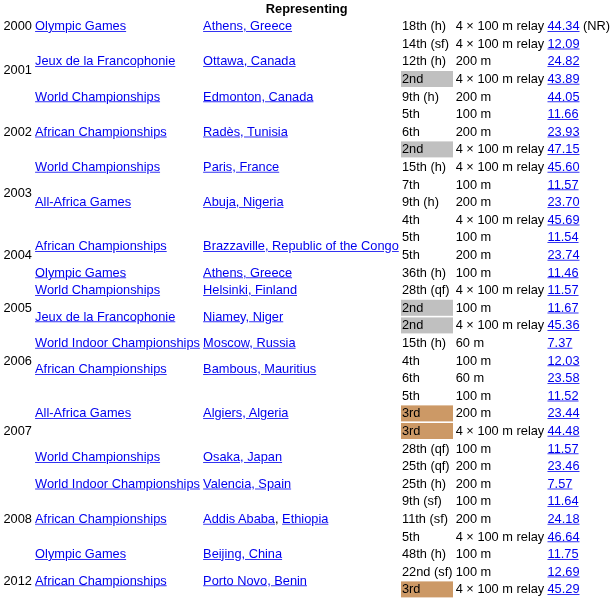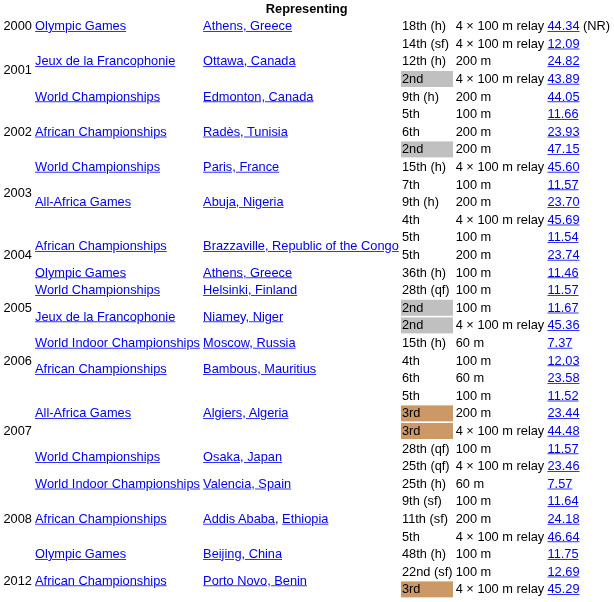(500, 149) 4 × 100 m relay -> (473, 149) 200 m
(500, 290) 4 × 100 m relay -> (473, 290) 100 m
(473, 466) 200 m -> (500, 466) 4 × 100 m relay
(473, 483) 200 m -> (470, 483) 60 m
